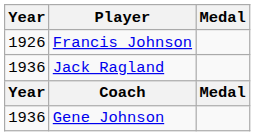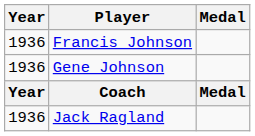(27, 42) 1926 -> (27, 42) 1936
rows swapped: (108, 68) <-> (108, 118)
